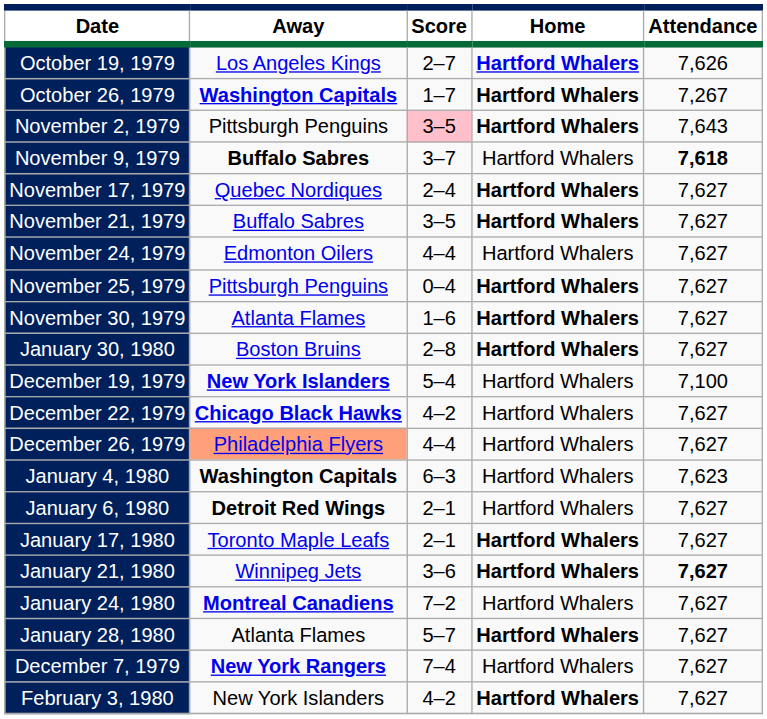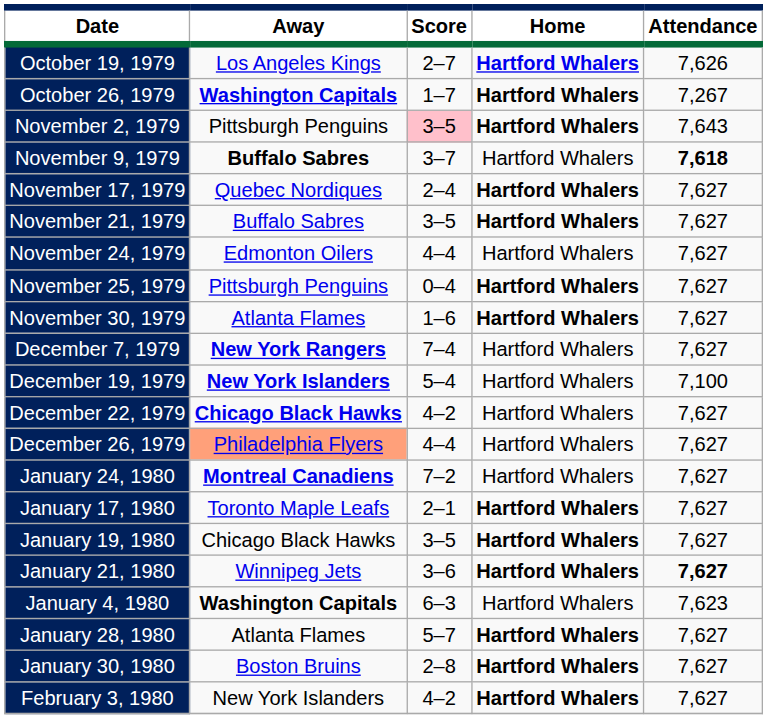rows swapped: (97, 667) <-> (97, 349)
rows swapped: (97, 476) <-> (97, 603)
- row: (97, 508)
+ row: (97, 539)
